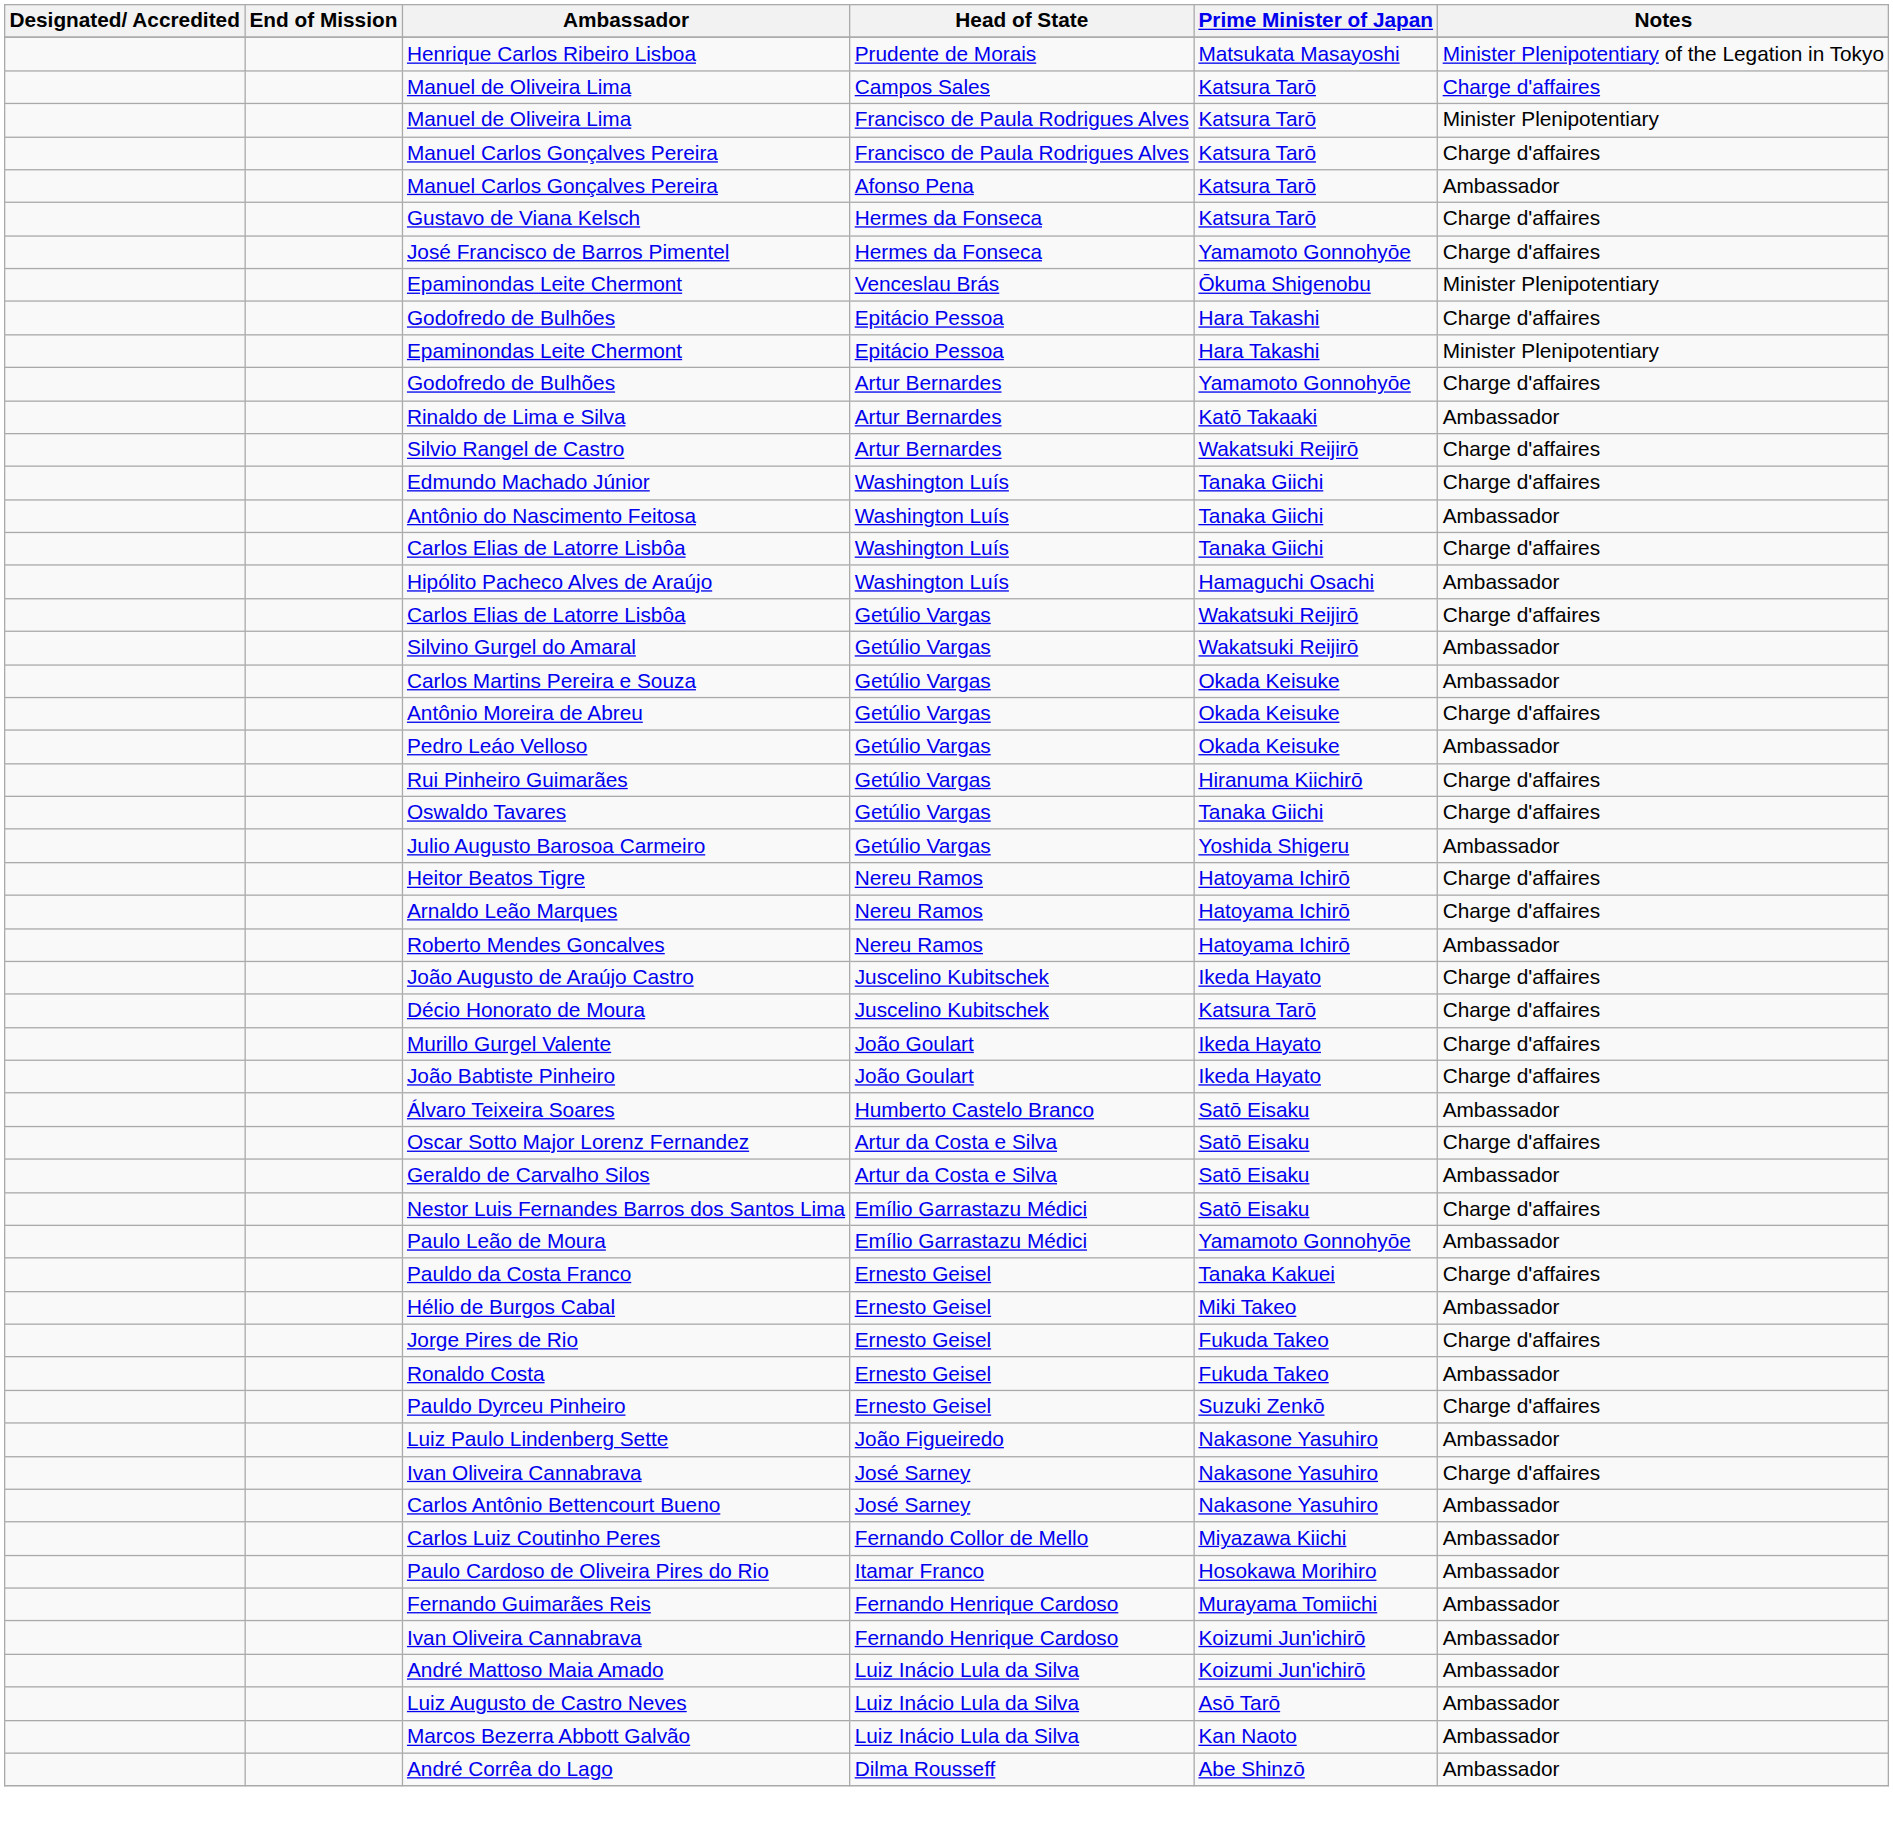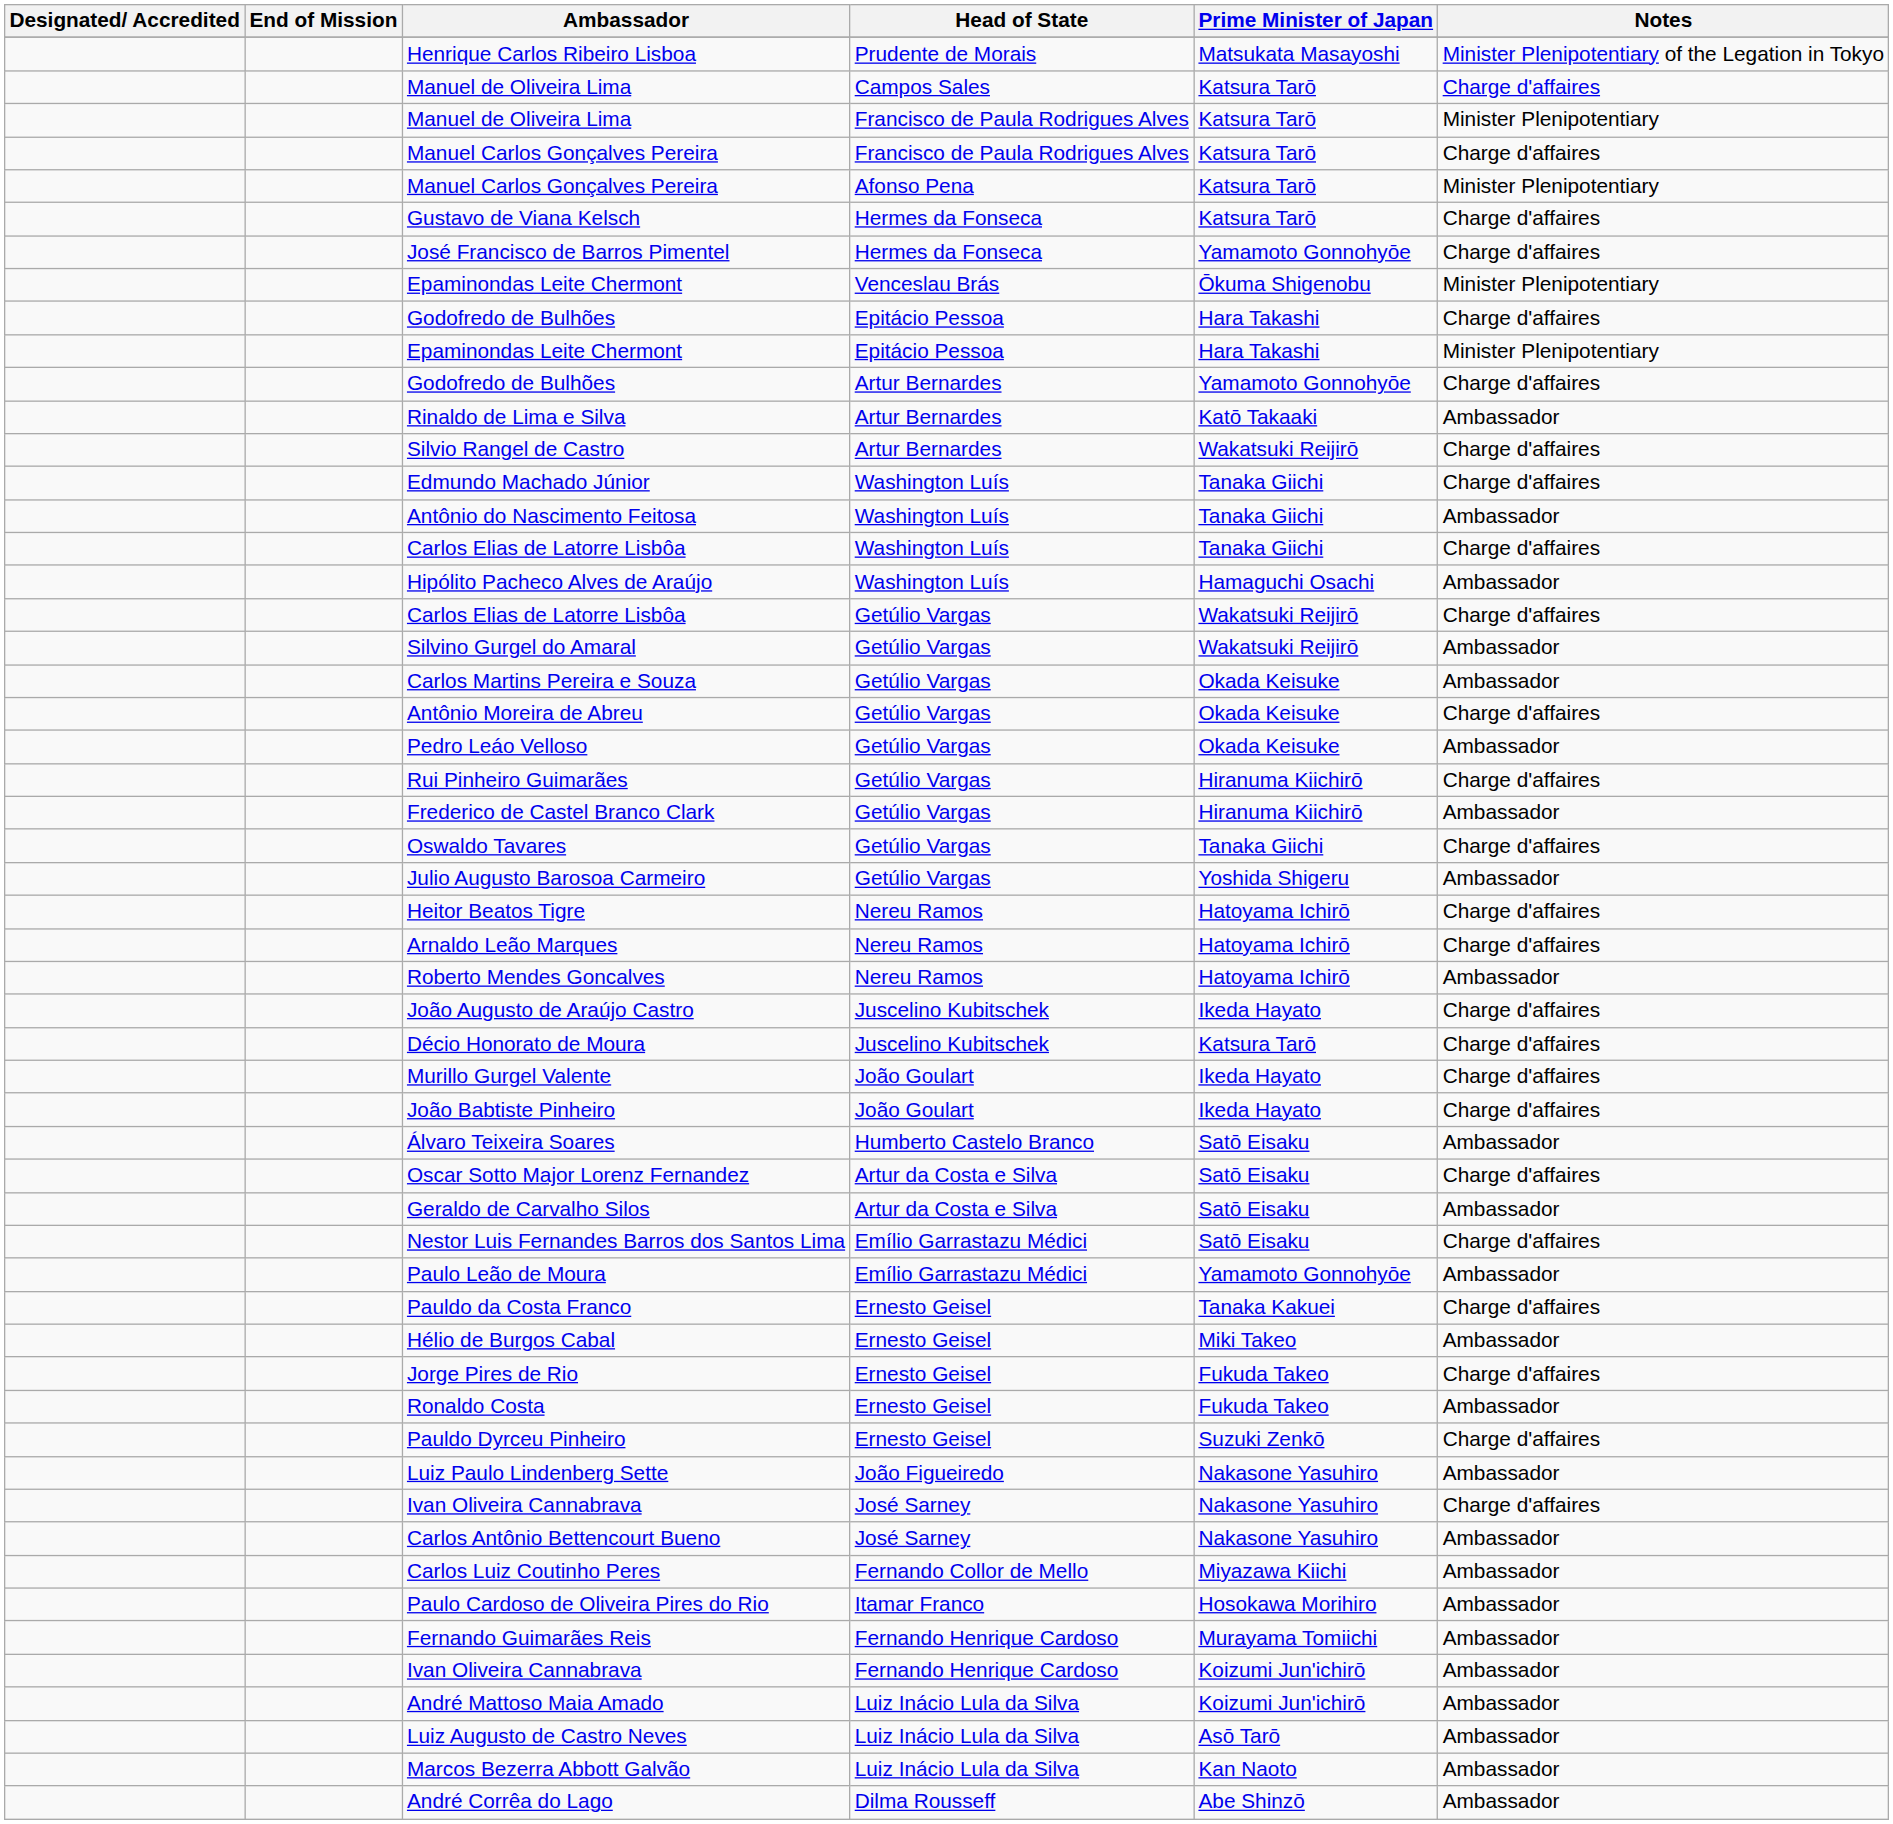(1501, 185) Ambassador -> (1551, 185) Minister Plenipotentiary
+ row: (561, 812)
